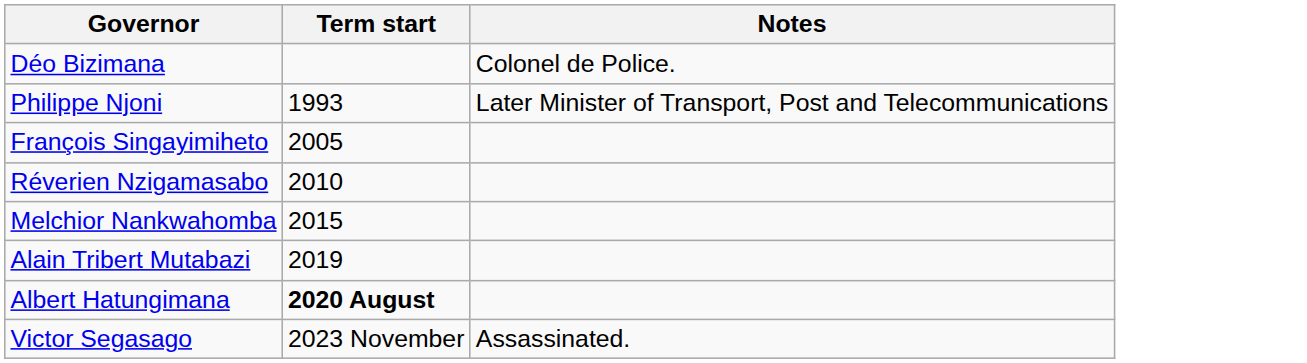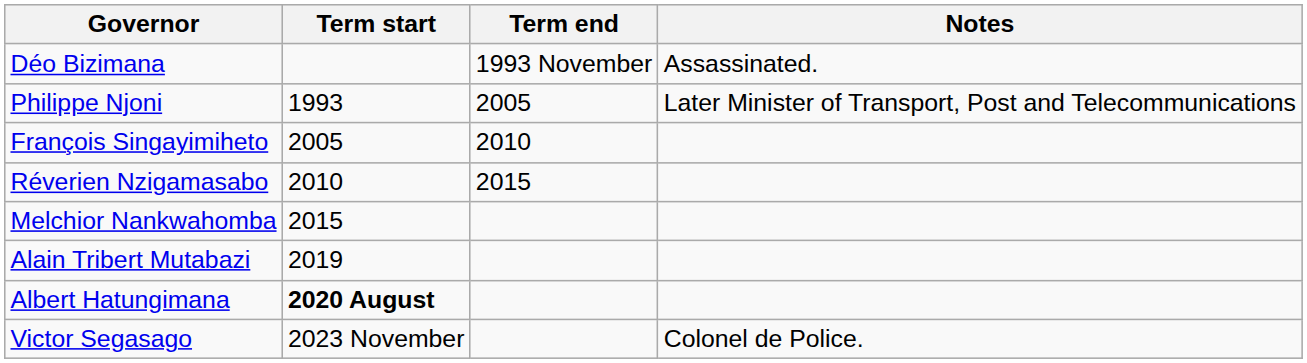+ column: (564, 24)
(576, 63) Colonel de Police. -> (741, 63) Assassinated.
(553, 338) Assassinated. -> (764, 338) Colonel de Police.
